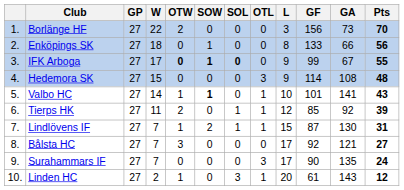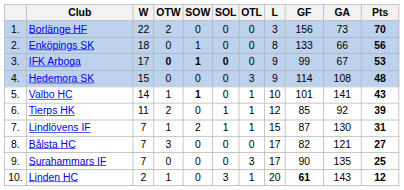- column: (135, 12)
(382, 62) 55 -> (380, 62) 53
(313, 144) 92 -> (304, 144) 82
(382, 161) 24 -> (380, 161) 25
(313, 177) normal -> (304, 177) bold
